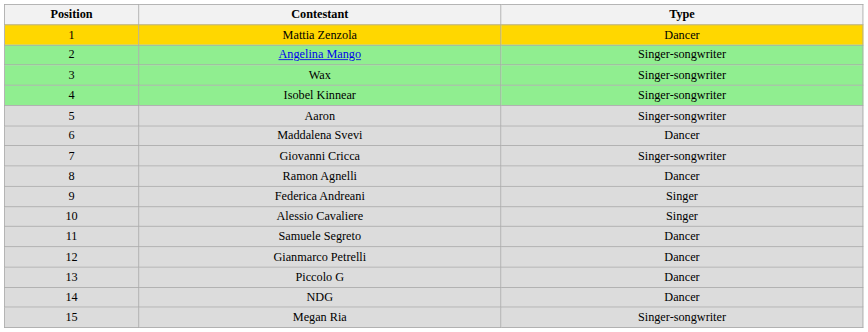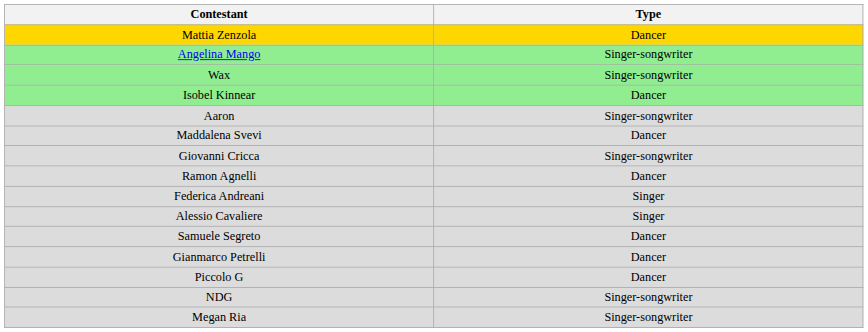- column: (72, 14)
(682, 95) Singer-songwriter -> (648, 95) Dancer
(682, 297) Dancer -> (648, 297) Singer-songwriter
